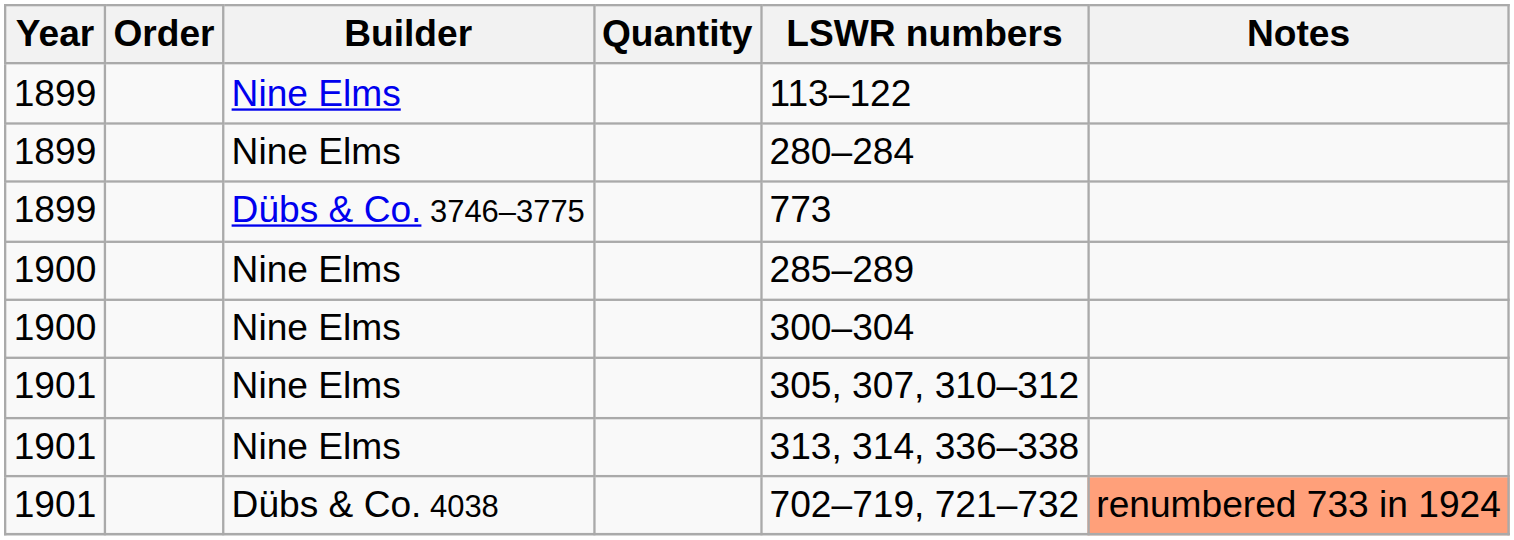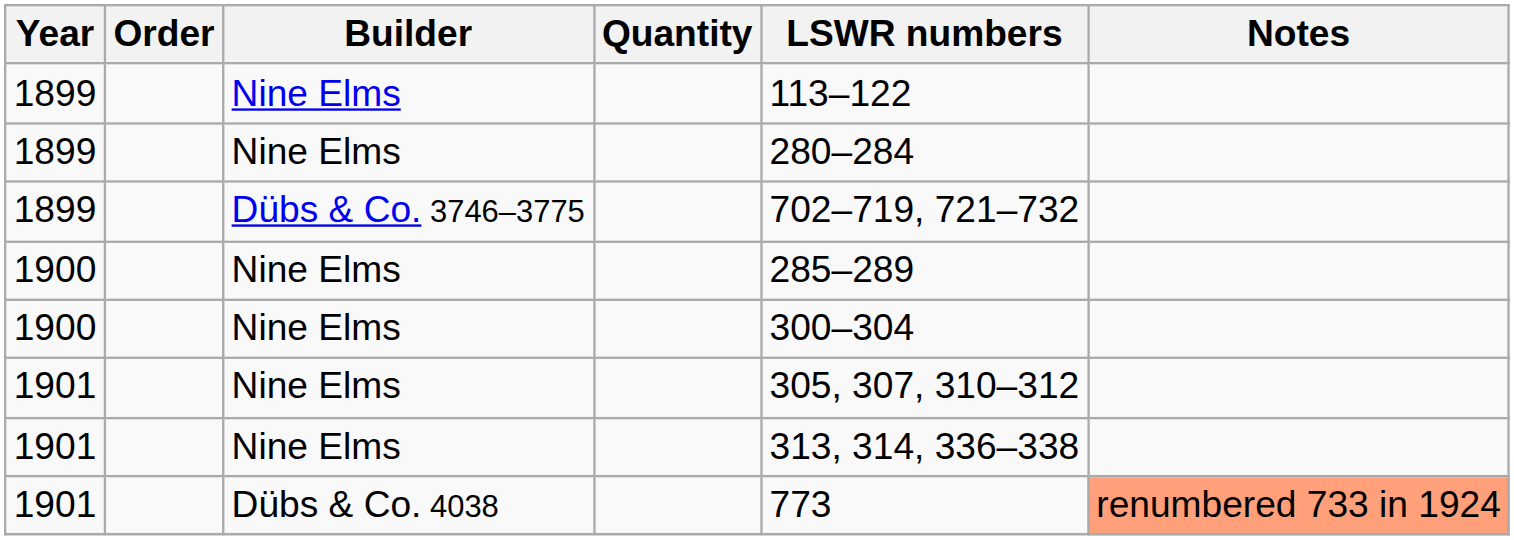(801, 210) 773 -> (924, 210) 702–719, 721–732
(924, 504) 702–719, 721–732 -> (801, 504) 773
